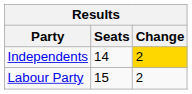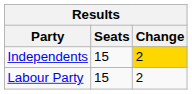(101, 57) 14 -> (101, 57) 15
